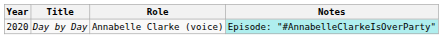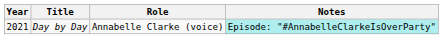(17, 27) 2020 -> (17, 27) 2021
